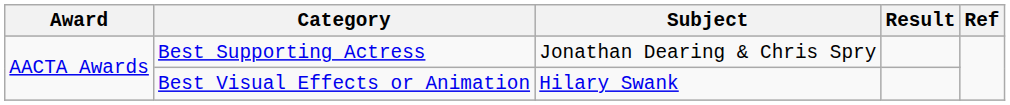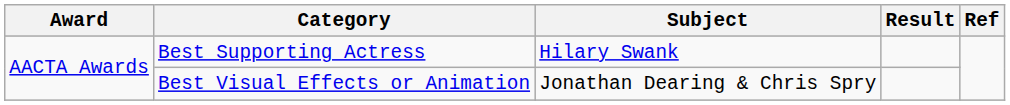(708, 52) Jonathan Dearing & Chris Spry -> (609, 52) Hilary Swank
(609, 84) Hilary Swank -> (708, 84) Jonathan Dearing & Chris Spry
